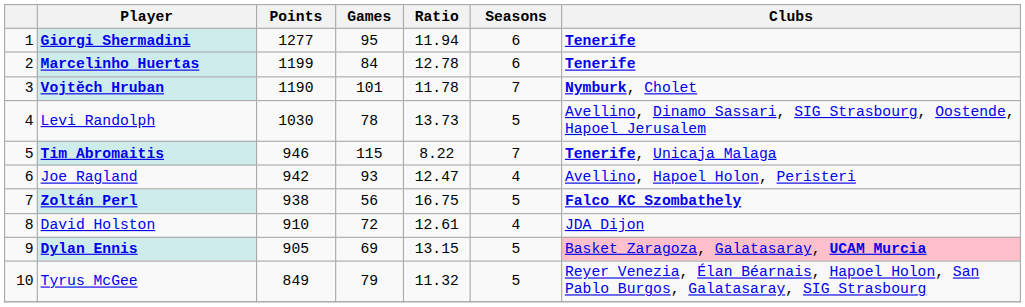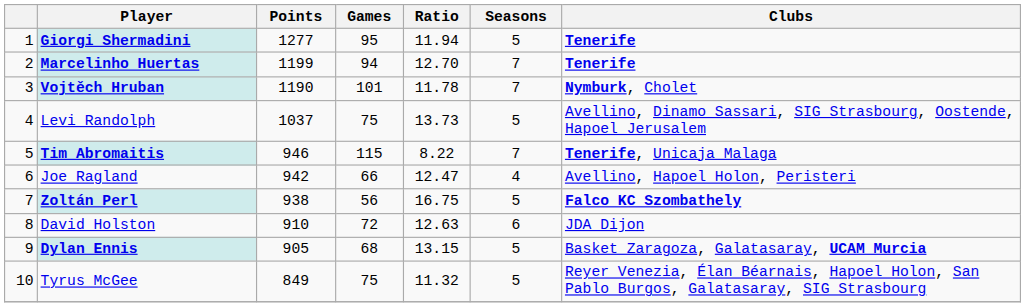(516, 40) 6 -> (516, 40) 5
(369, 64) 84 -> (369, 64) 94
(437, 64) 12.78 -> (437, 64) 12.70
(516, 64) 6 -> (516, 64) 7
(296, 121) 1030 -> (296, 121) 1037
(369, 121) 78 -> (369, 121) 75
(369, 177) 93 -> (369, 177) 66
(437, 225) 12.61 -> (437, 225) 12.63
(516, 225) 4 -> (516, 225) 6
(369, 249) 69 -> (369, 249) 68
(746, 249) pink background -> (746, 249) no background
(369, 281) 79 -> (369, 281) 75
